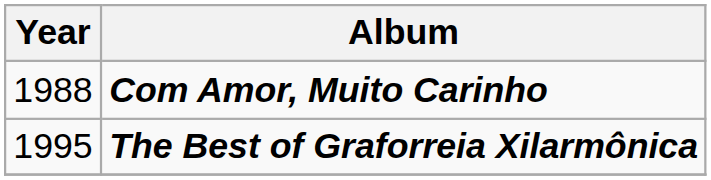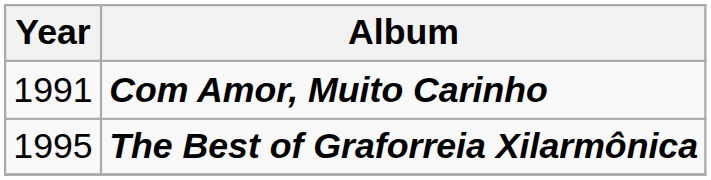(53, 89) 1988 -> (53, 89) 1991
